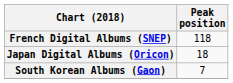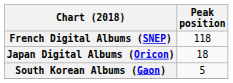(202, 70) 7 -> (202, 70) 5
